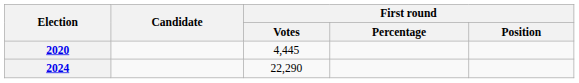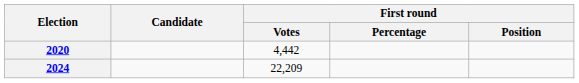(286, 50) 4,445 -> (286, 50) 4,442
(286, 68) 22,290 -> (286, 68) 22,209
